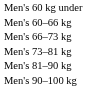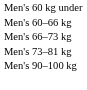- row: (38, 66)
